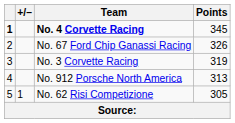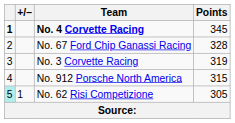(219, 45) 326 -> (219, 45) 328
(219, 78) 313 -> (219, 78) 315
(10, 95) no background -> (10, 95) paleturquoise background
